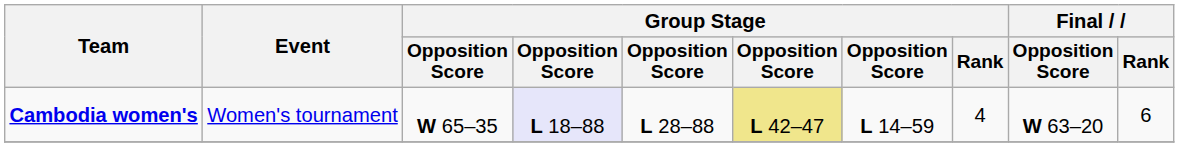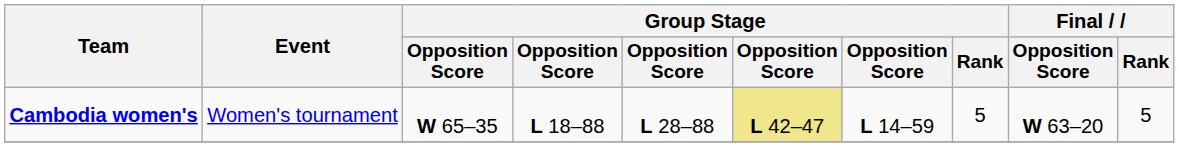(567, 126) lavender background -> (567, 126) no background
(980, 115) 4 -> (980, 115) 5
(1146, 115) 6 -> (1146, 115) 5
